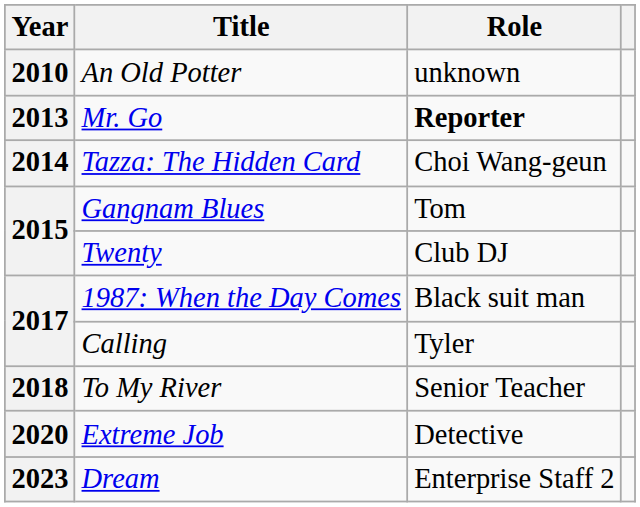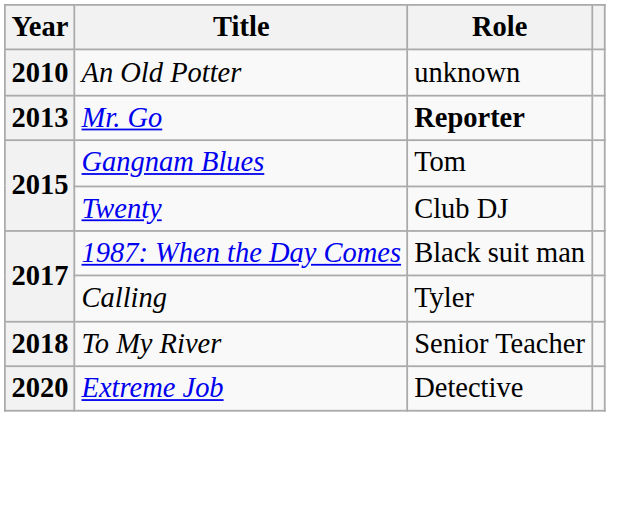- row: (221, 162)
- row: (121, 478)
